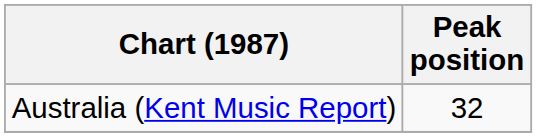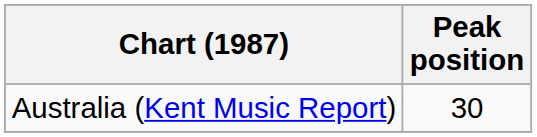(467, 107) 32 -> (467, 107) 30
